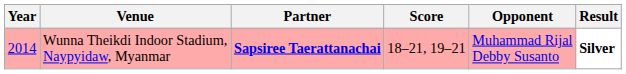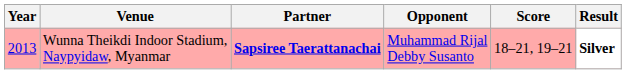columns swapped: (522, 16) <-> (426, 16)
(22, 48) 2014 -> (22, 48) 2013
